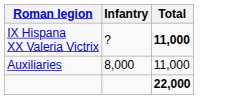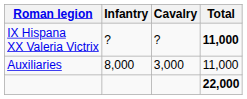+ column: (175, 14)
